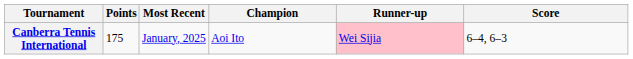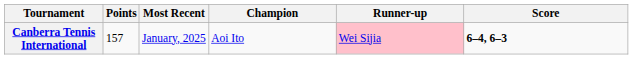(115, 38) 175 -> (115, 38) 157
(487, 38) normal -> (487, 38) bold
